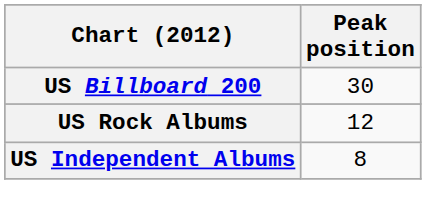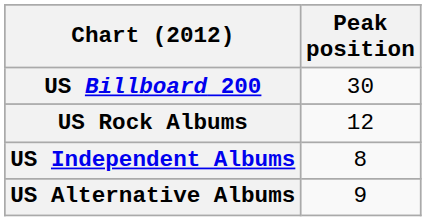+ row: (153, 197)
